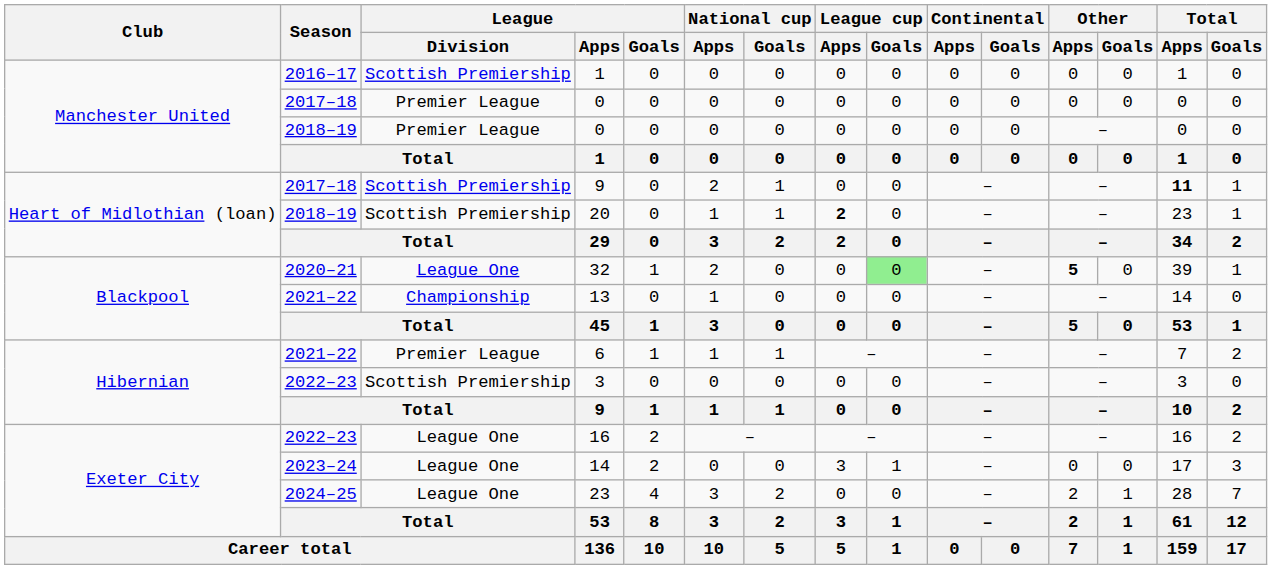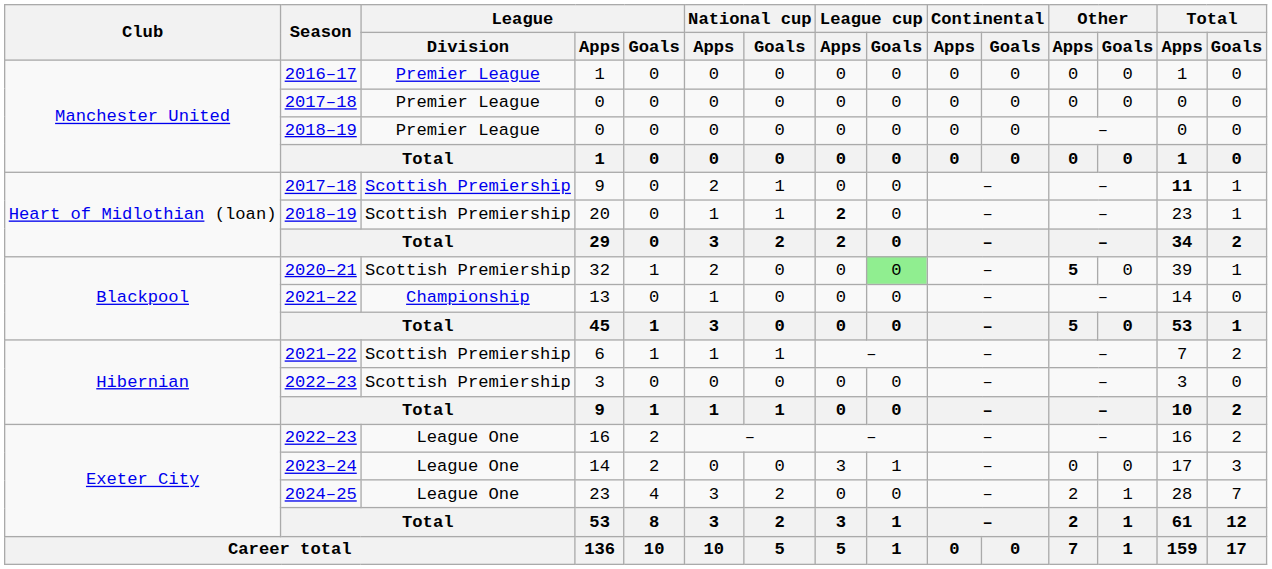(468, 75) Scottish Premiership -> (468, 75) Premier League
(468, 270) League One -> (468, 270) Scottish Premiership
(468, 354) Premier League -> (468, 354) Scottish Premiership
